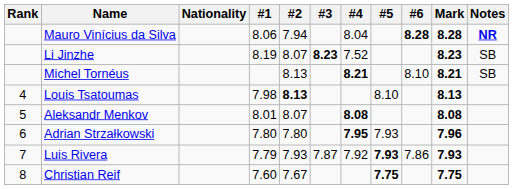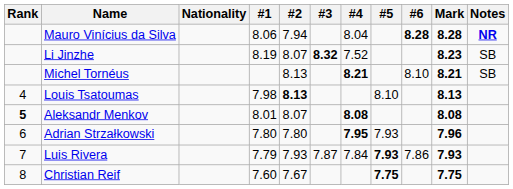(325, 54) 8.23 -> (325, 54) 8.32
(23, 114) normal -> (23, 114) bold
(356, 154) 7.92 -> (356, 154) 7.84
